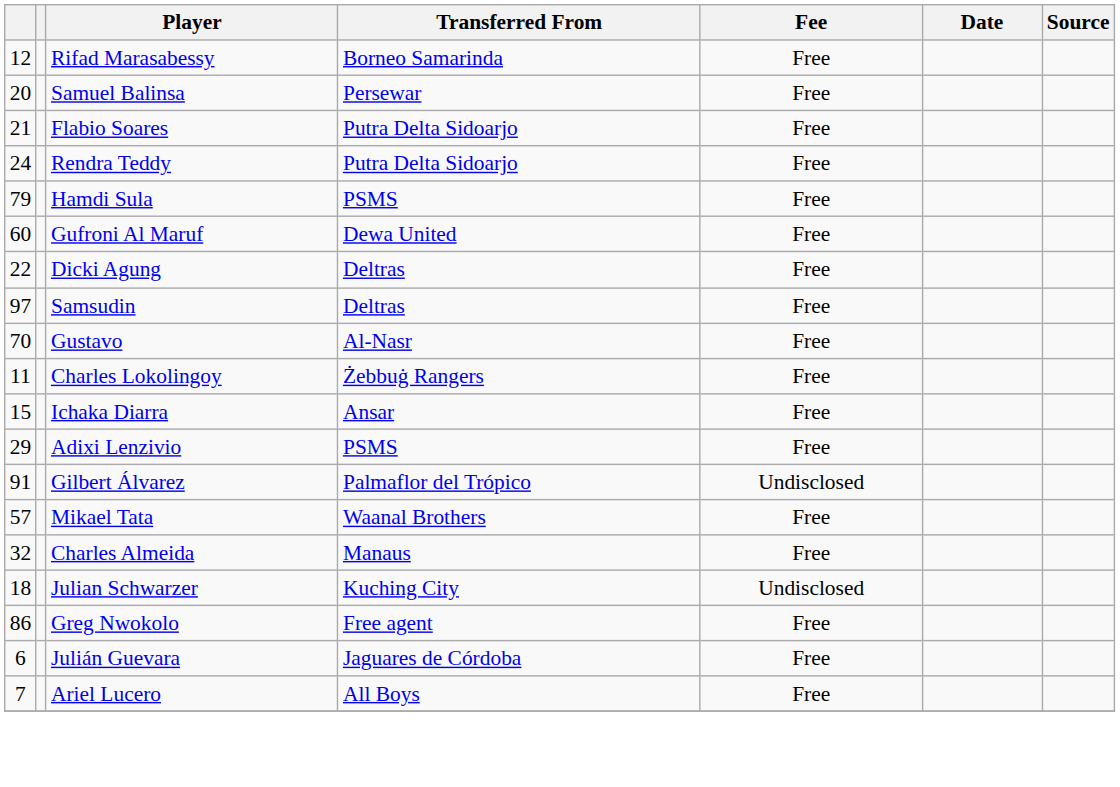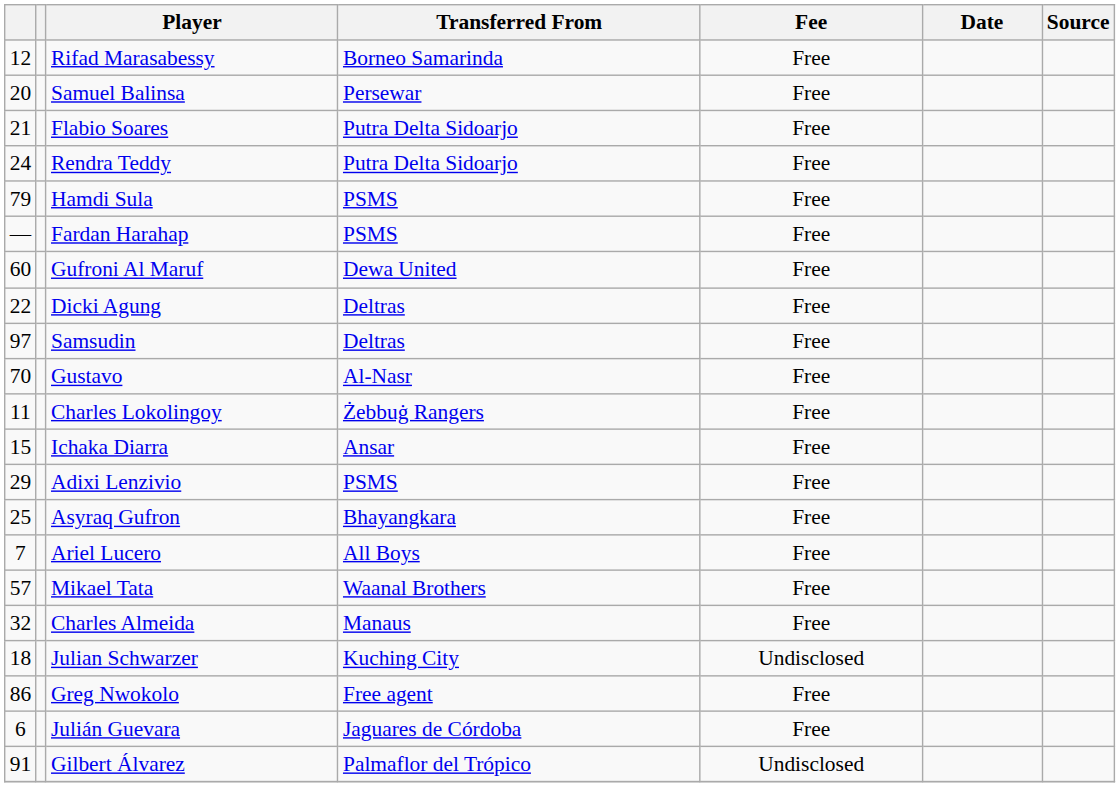+ row: (120, 234)
+ row: (116, 517)
rows swapped: (106, 693) <-> (118, 481)
